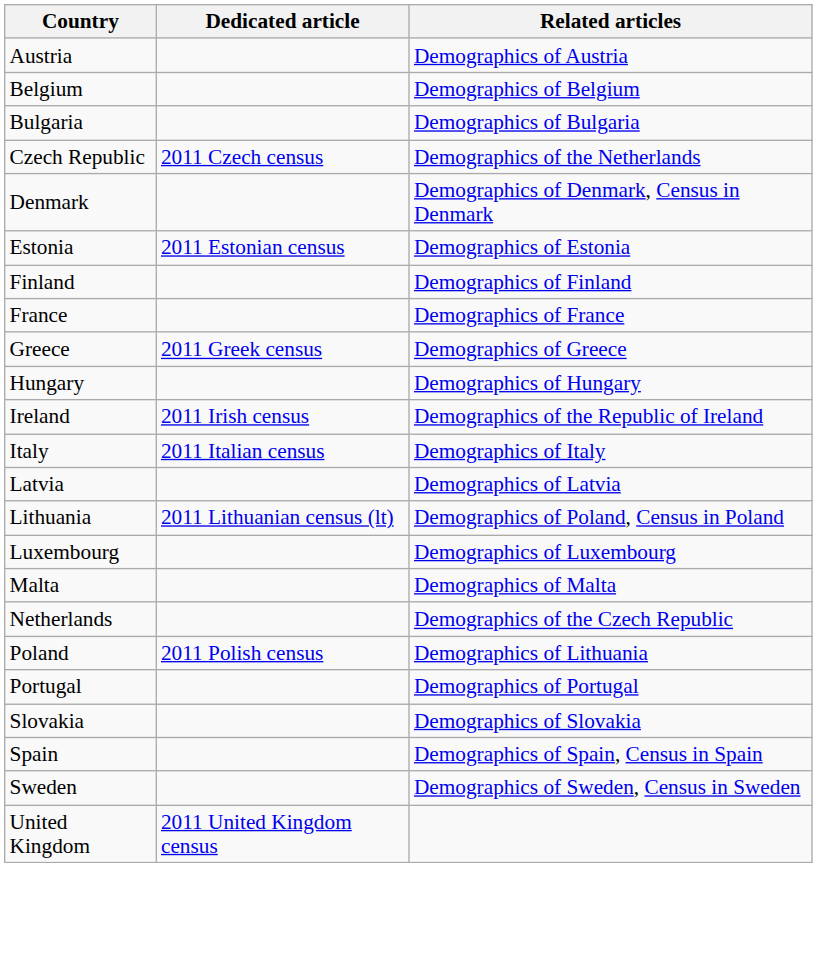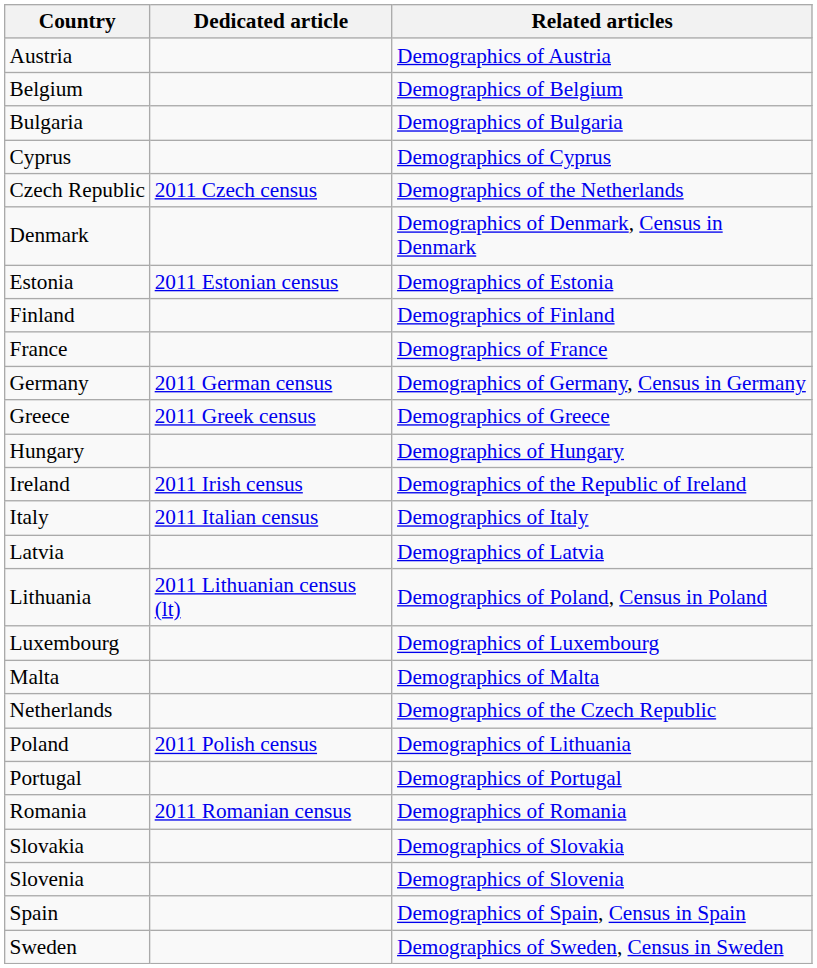+ row: (40, 156)
+ row: (49, 382)
+ row: (48, 811)
+ row: (47, 879)
- row: (50, 833)
